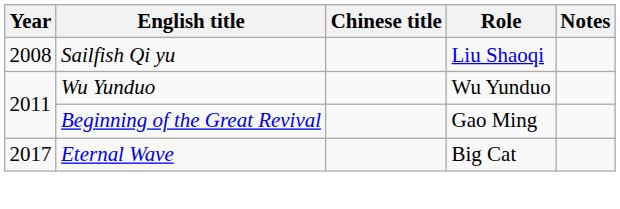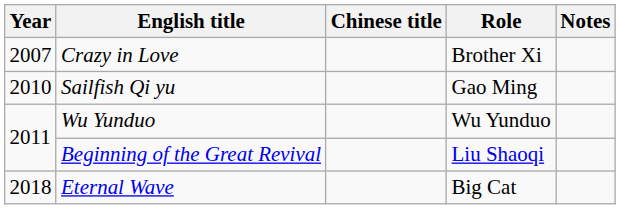+ row: (120, 54)
(30, 54) 2008 -> (30, 87) 2010
(498, 54) Liu Shaoqi -> (494, 87) Gao Ming
(494, 120) Gao Ming -> (498, 154) Liu Shaoqi
(30, 154) 2017 -> (30, 187) 2018
